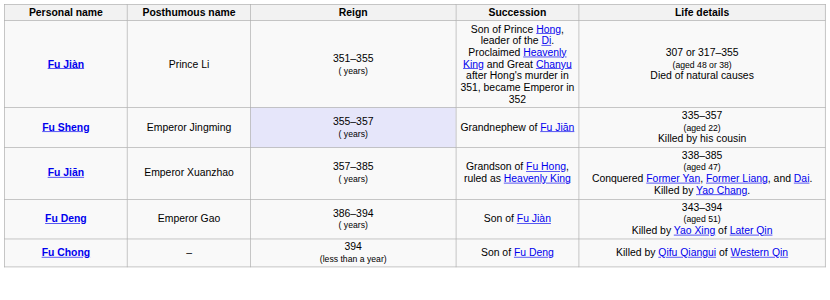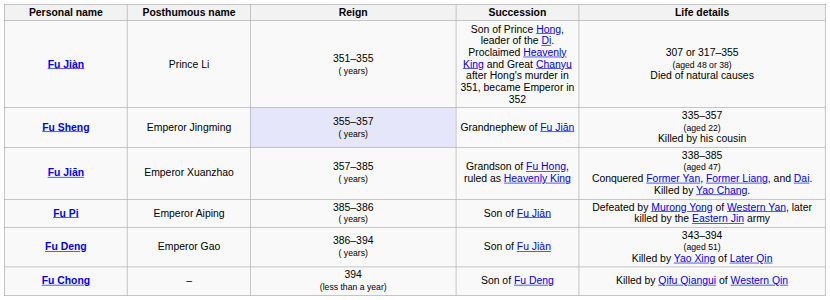+ row: (66, 213)
